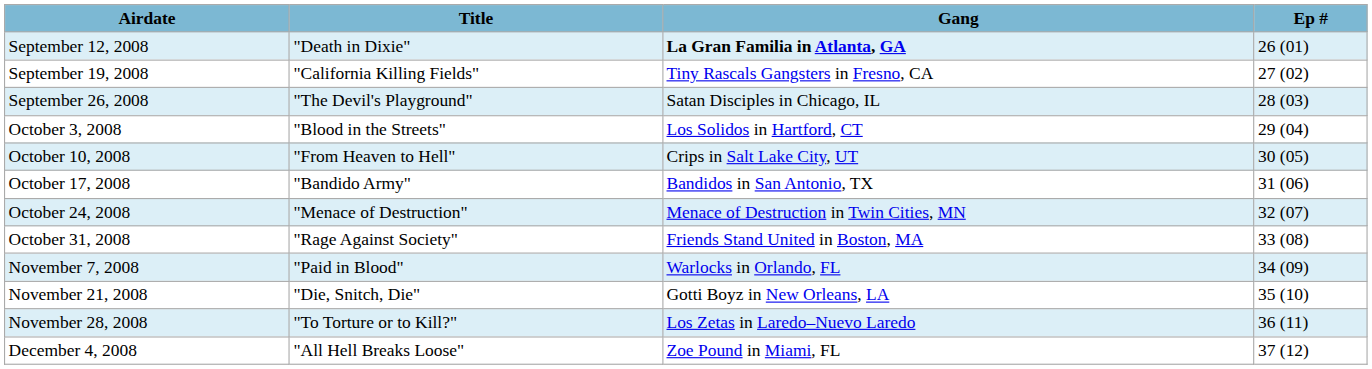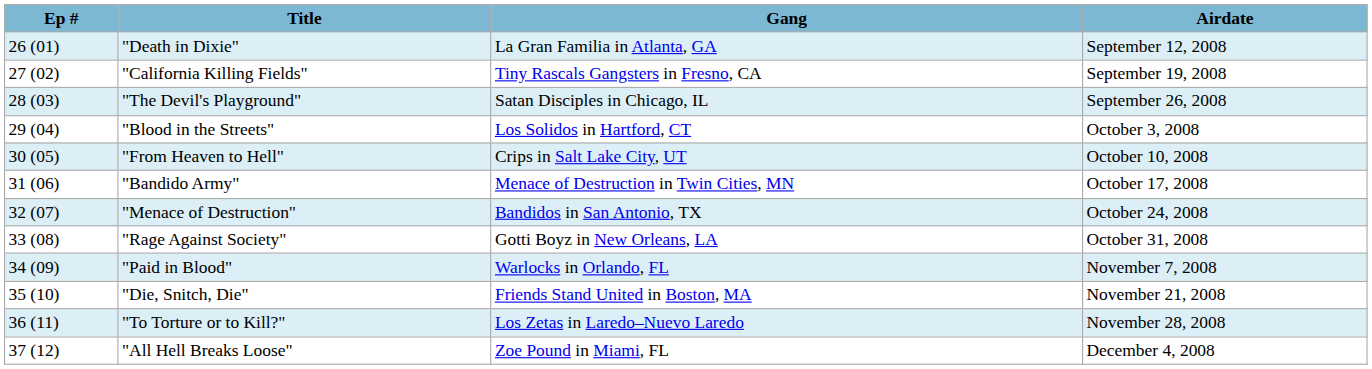columns swapped: (1311, 18) <-> (147, 18)
(786, 45) bold -> (606, 45) normal
(770, 184) Bandidos in San Antonio, TX -> (645, 184) Menace of Destruction in Twin Cities, MN
(816, 211) Menace of Destruction in Twin Cities, MN -> (598, 211) Bandidos in San Antonio, TX
(795, 239) Friends Stand United in Boston, MA -> (606, 239) Gotti Boyz in New Orleans, LA
(778, 294) Gotti Boyz in New Orleans, LA -> (623, 294) Friends Stand United in Boston, MA
